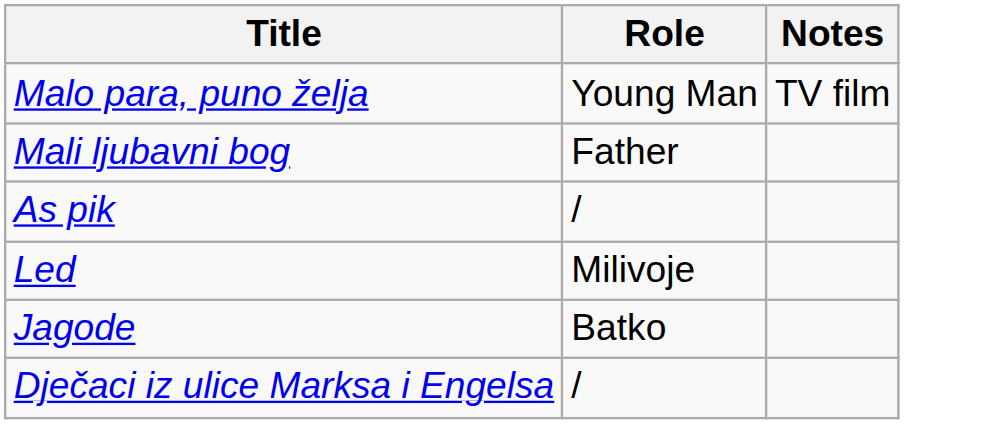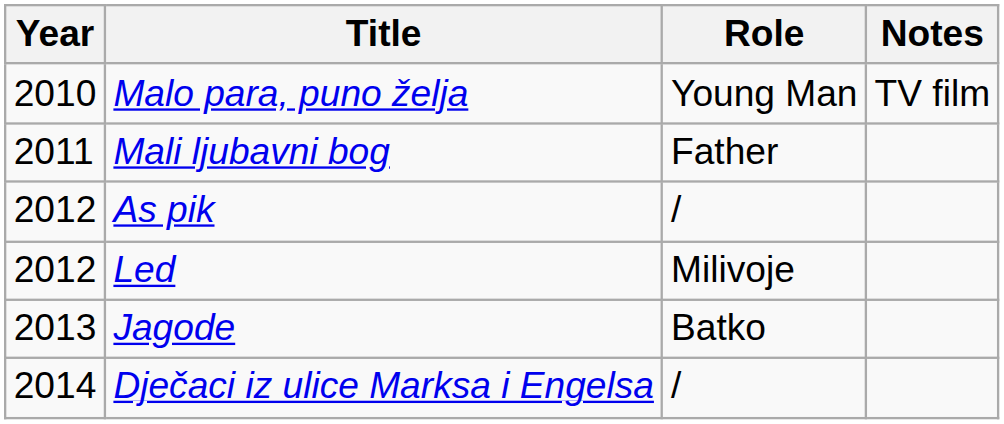+ column: (55, 33)
